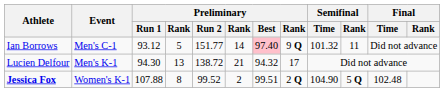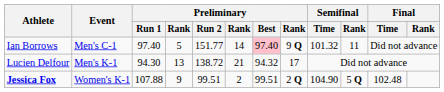(149, 46) 93.12 -> (149, 46) 97.40
(179, 79) 8 -> (179, 79) 9
(209, 79) 99.52 -> (209, 79) 99.51
